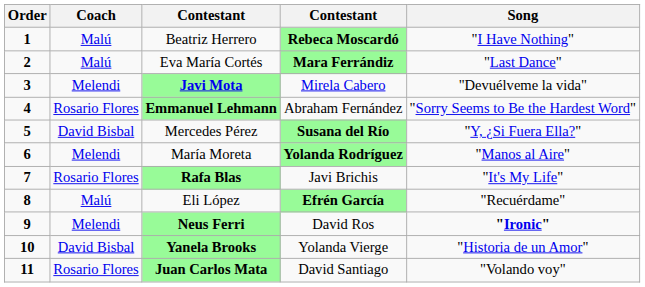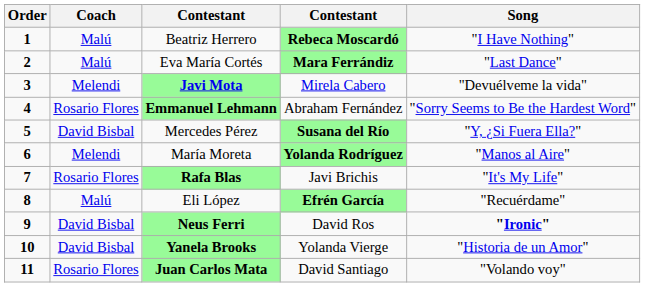(96, 223) Melendi -> (96, 223) David Bisbal
